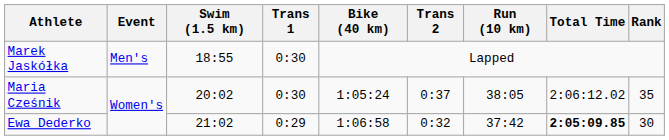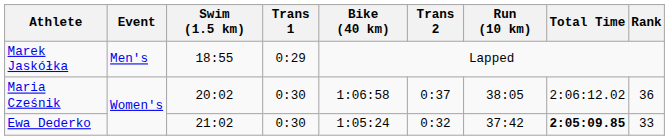(291, 59) 0:30 -> (291, 59) 0:29
(363, 95) 1:05:24 -> (363, 95) 1:06:58
(647, 95) 35 -> (647, 95) 36
(291, 124) 0:29 -> (291, 124) 0:30
(363, 124) 1:06:58 -> (363, 124) 1:05:24
(647, 124) 30 -> (647, 124) 33
